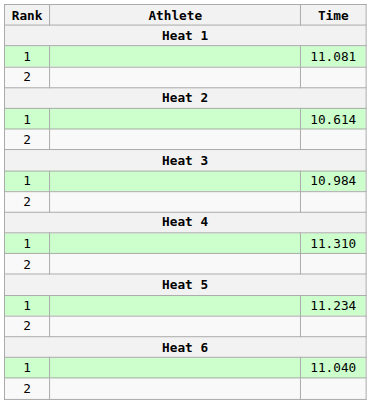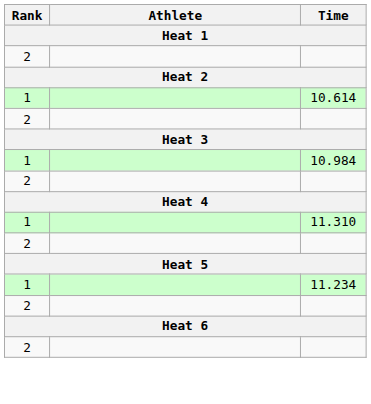- row: (27, 56)
- row: (27, 368)
